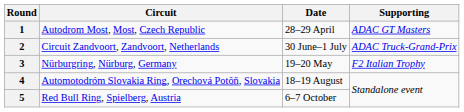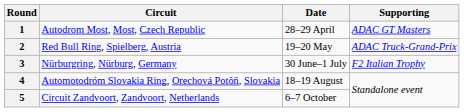(130, 46) Circuit Zandvoort, Zandvoort, Netherlands -> (111, 46) Red Bull Ring, Spielberg, Austria
(316, 46) 30 June–1 July -> (309, 46) 19–20 May
(309, 63) 19–20 May -> (316, 63) 30 June–1 July
(111, 97) Red Bull Ring, Spielberg, Austria -> (130, 97) Circuit Zandvoort, Zandvoort, Netherlands
